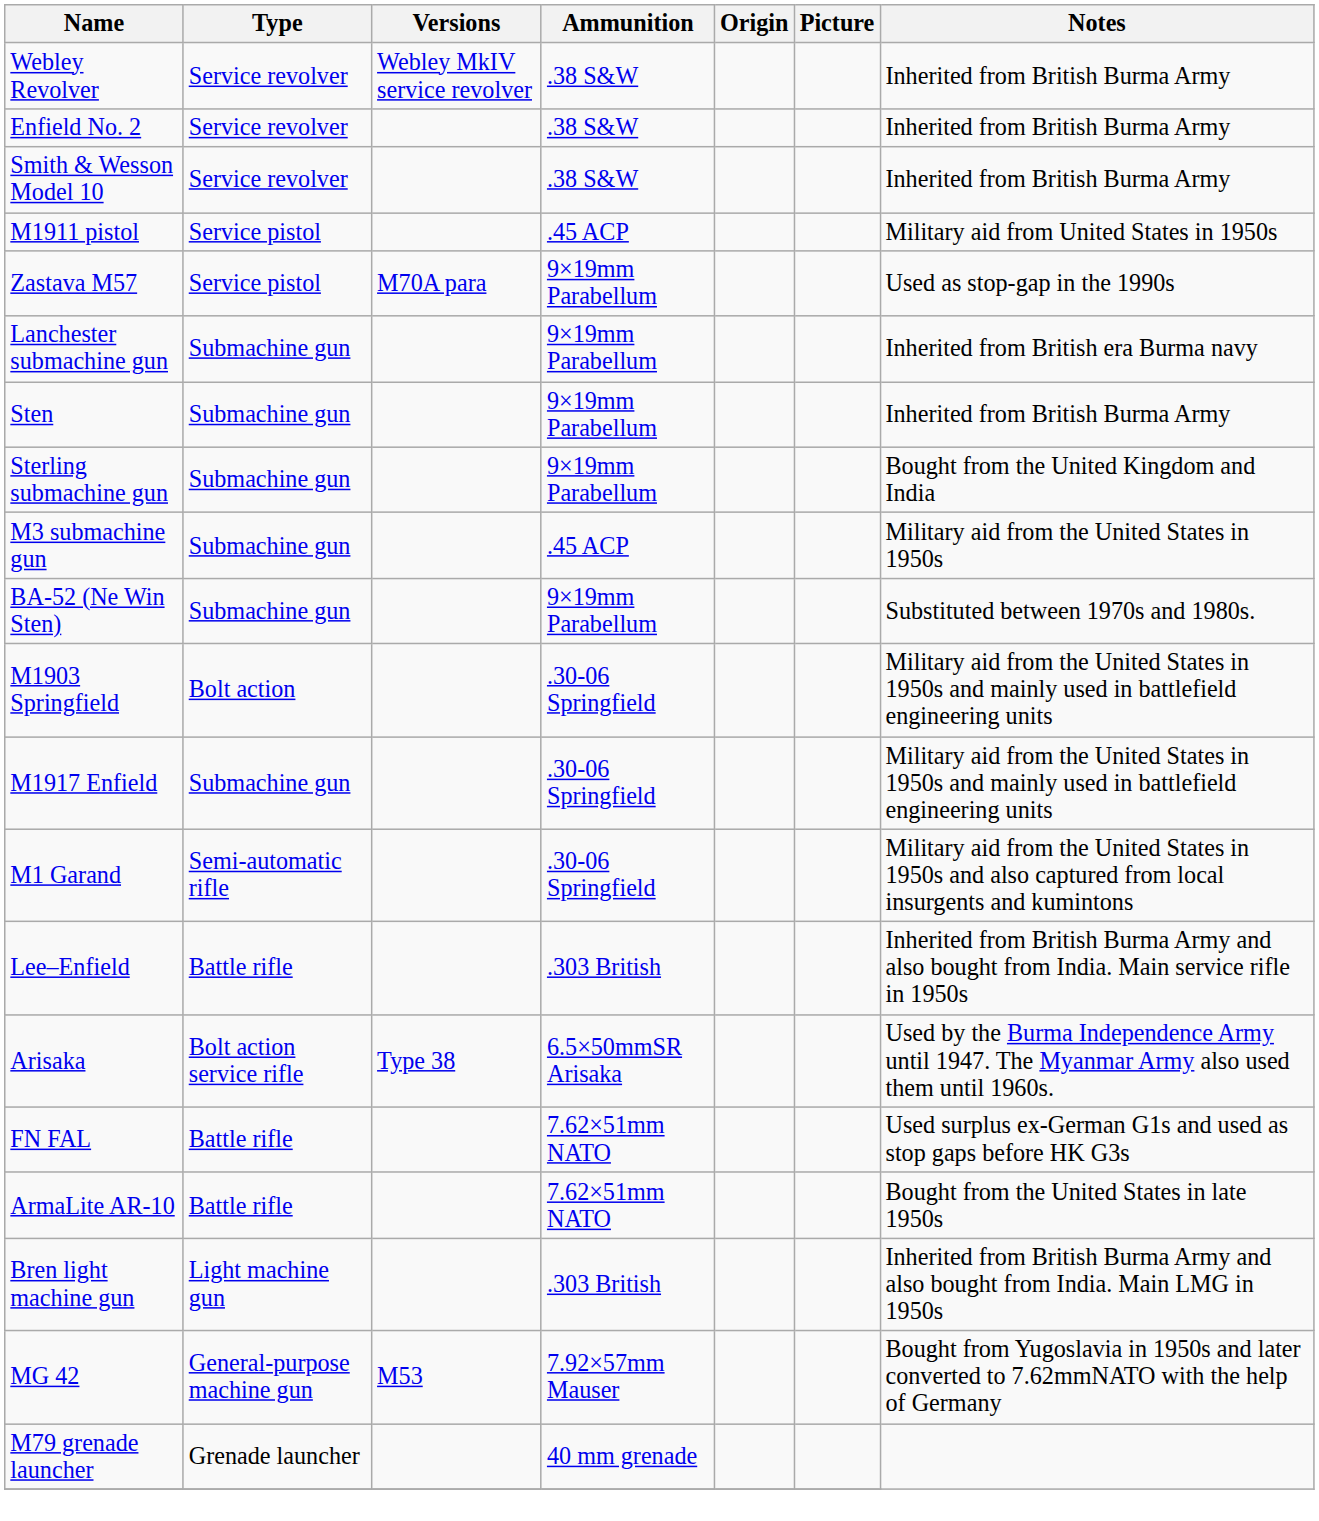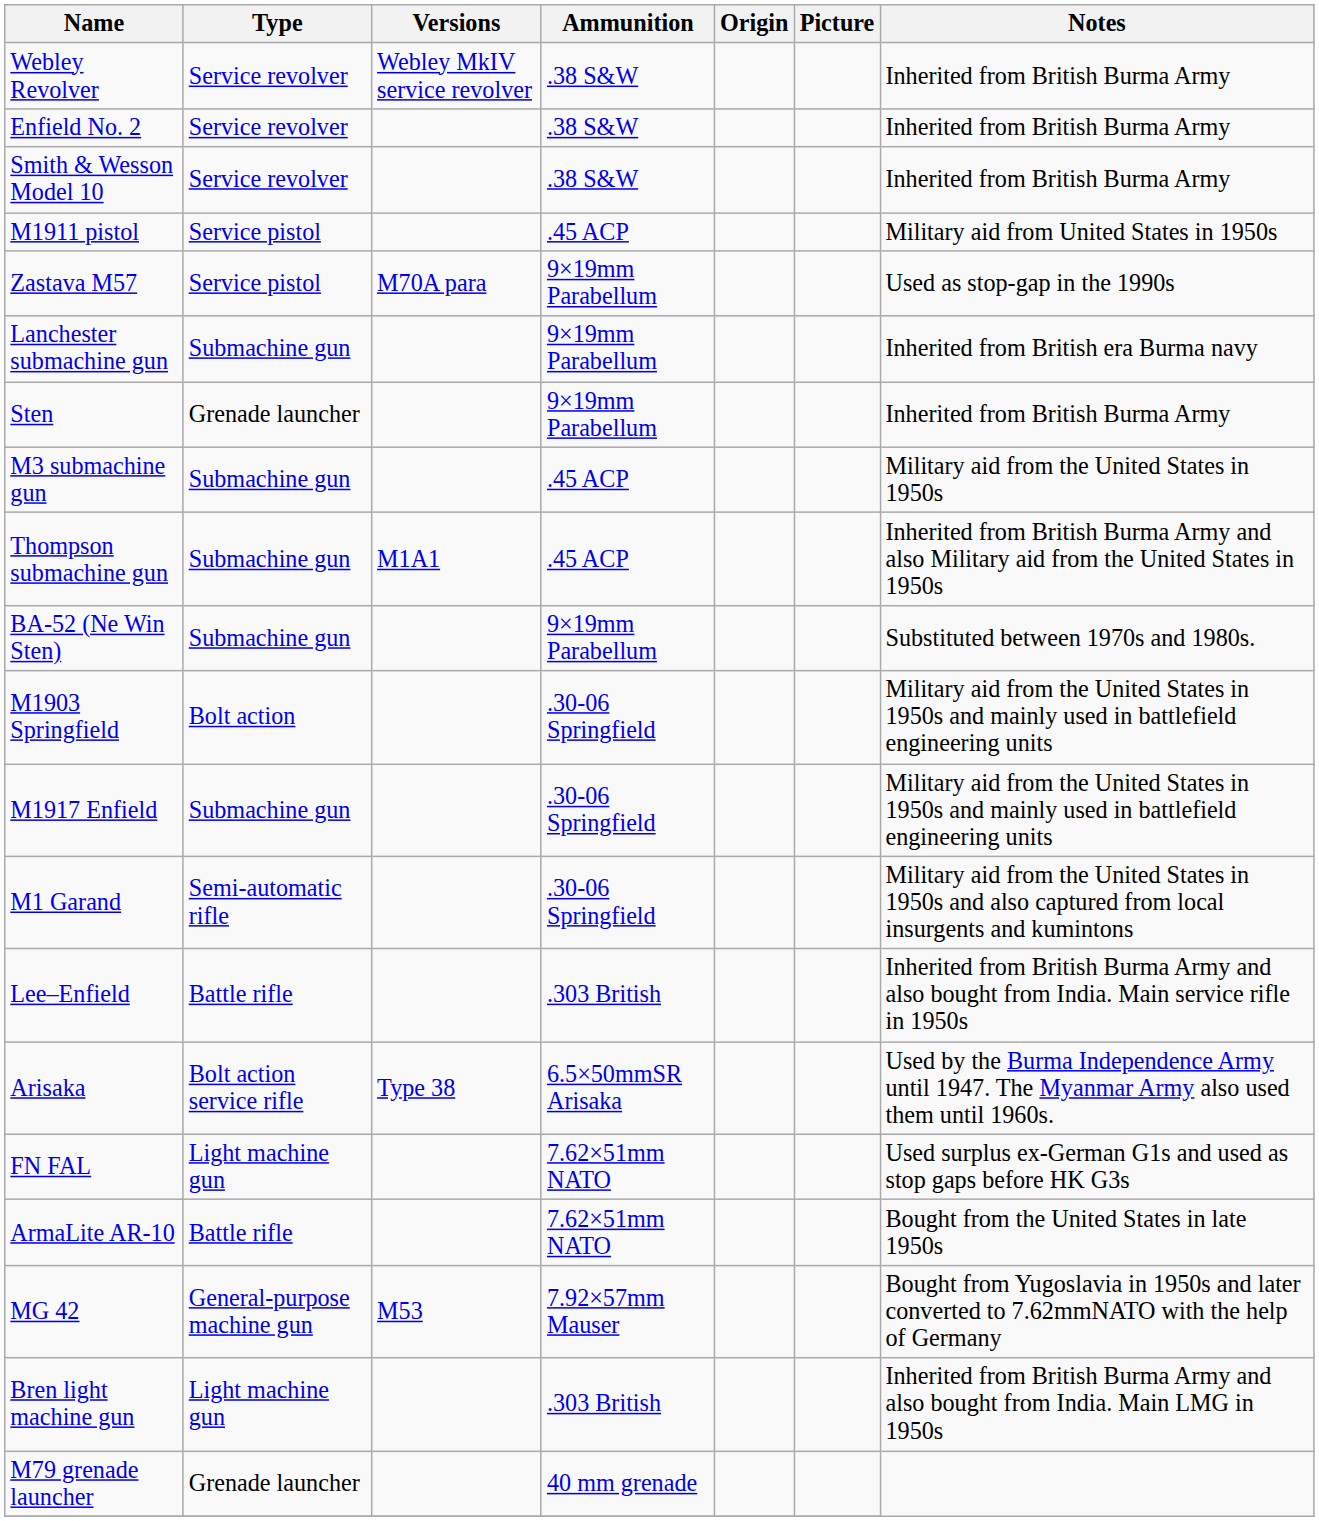(270, 414) Submachine gun -> (274, 414) Grenade launcher
- row: (89, 479)
+ row: (89, 558)
(241, 1139) Battle rifle -> (259, 1166) Light machine gun
rows swapped: (72, 1284) <-> (45, 1376)
